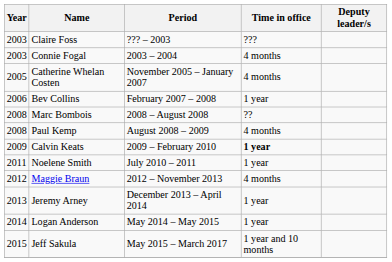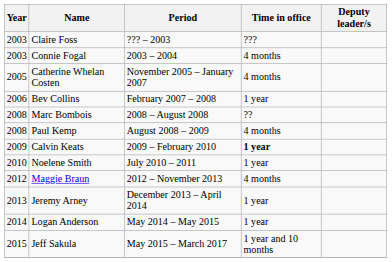(17, 163) 2011 -> (17, 163) 2010
